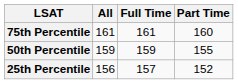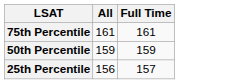- column: (203, 13)
